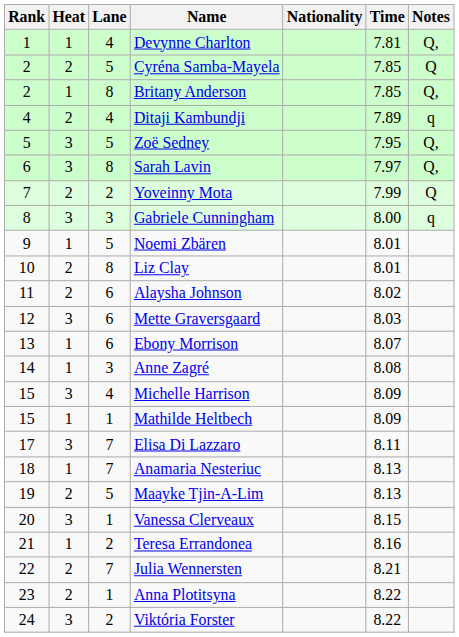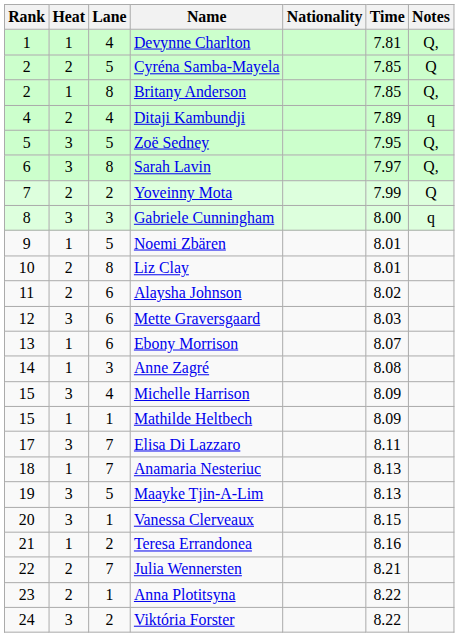(69, 494) 2 -> (69, 494) 3
